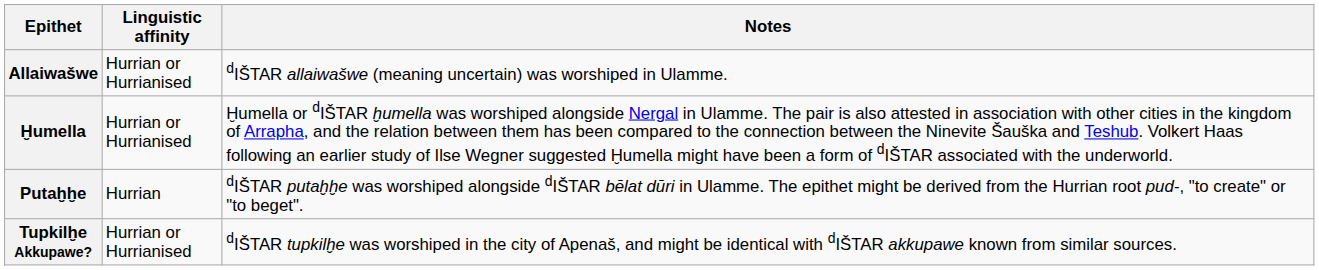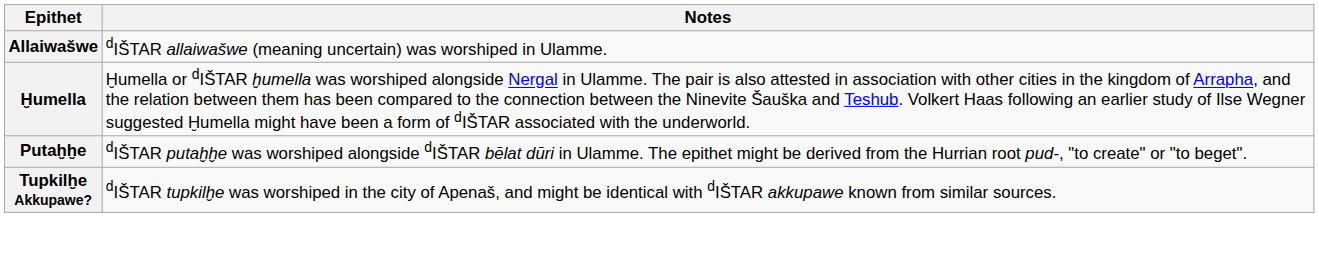- column: (162, 27)
